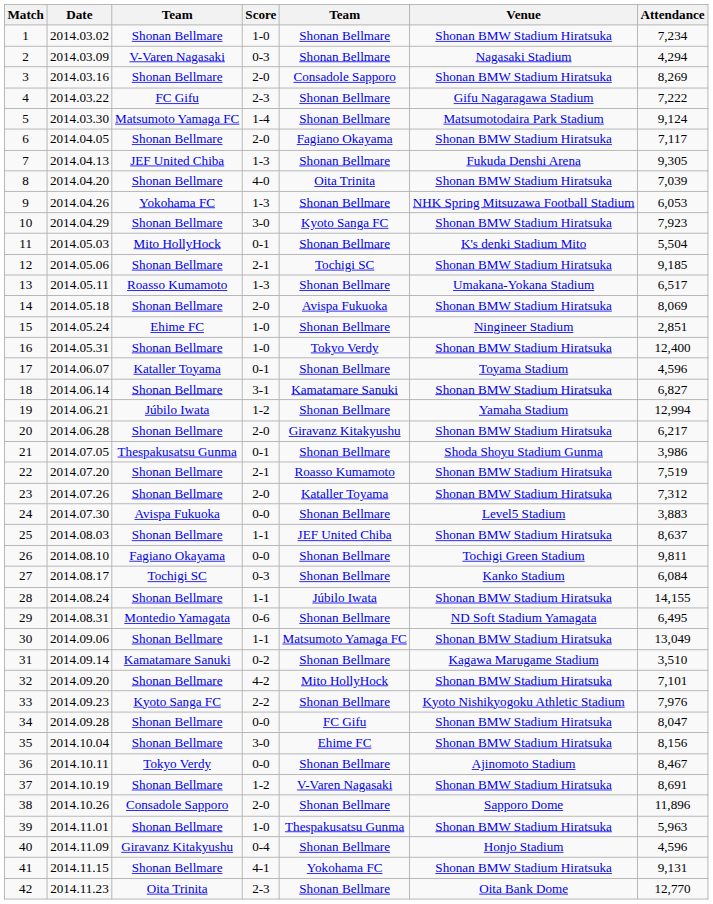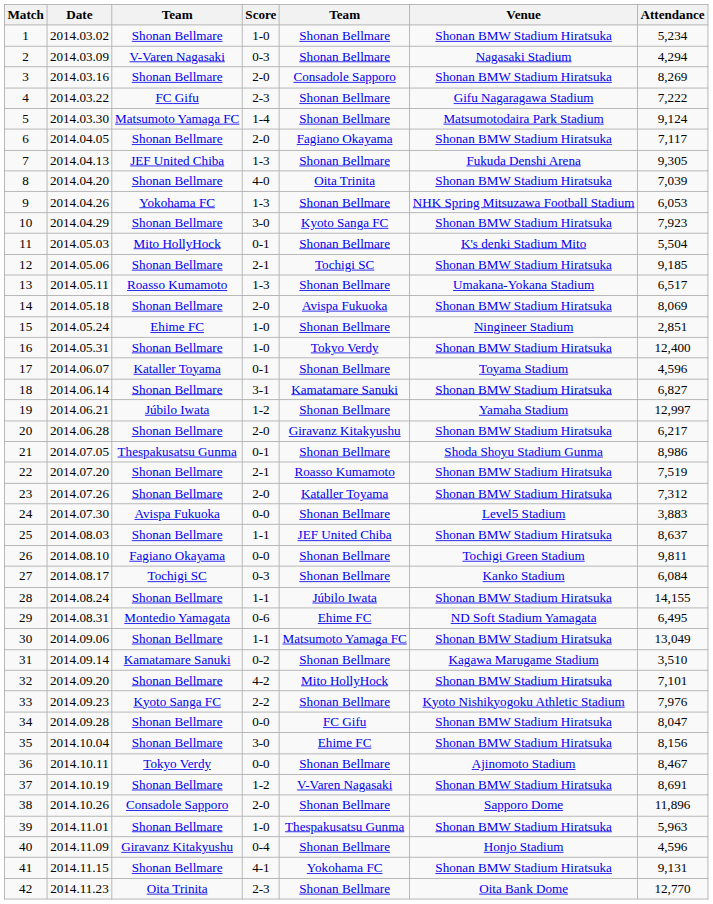(673, 35) 7,234 -> (673, 35) 5,234
(673, 410) 12,994 -> (673, 410) 12,997
(673, 451) 3,986 -> (673, 451) 8,986
(345, 618) Shonan Bellmare -> (345, 618) Ehime FC
